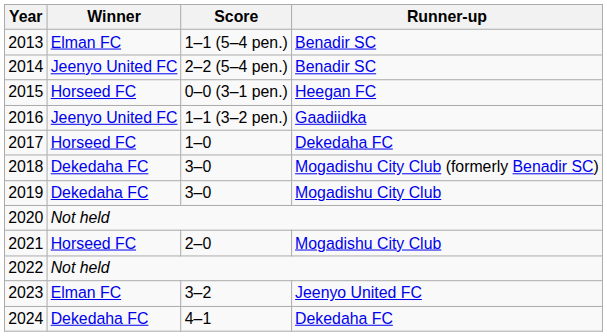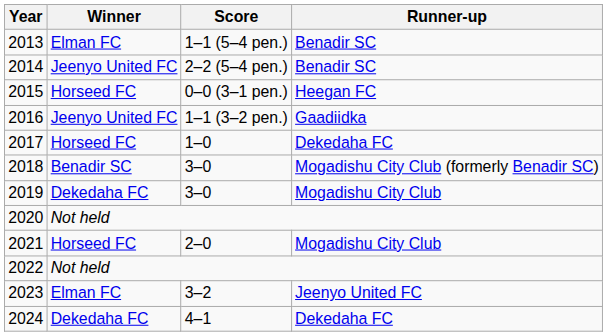(100, 167) Dekedaha FC -> (91, 167) Benadir SC
